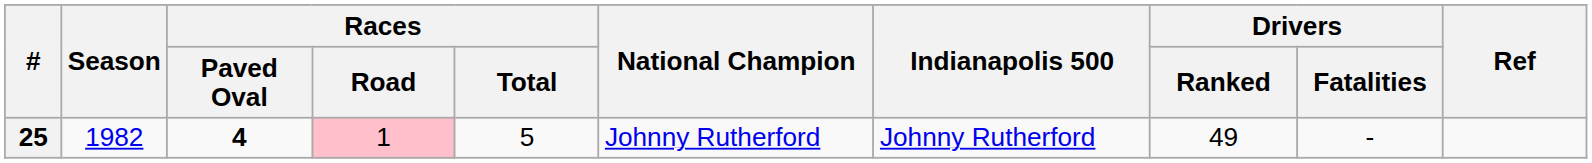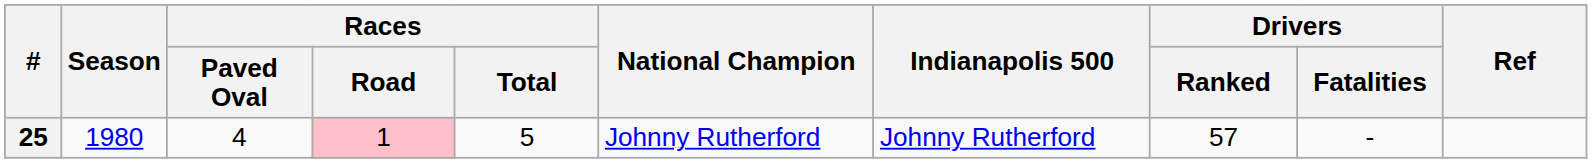(114, 138) 1982 -> (114, 138) 1980
(239, 138) bold -> (239, 138) normal
(1223, 138) 49 -> (1223, 138) 57
